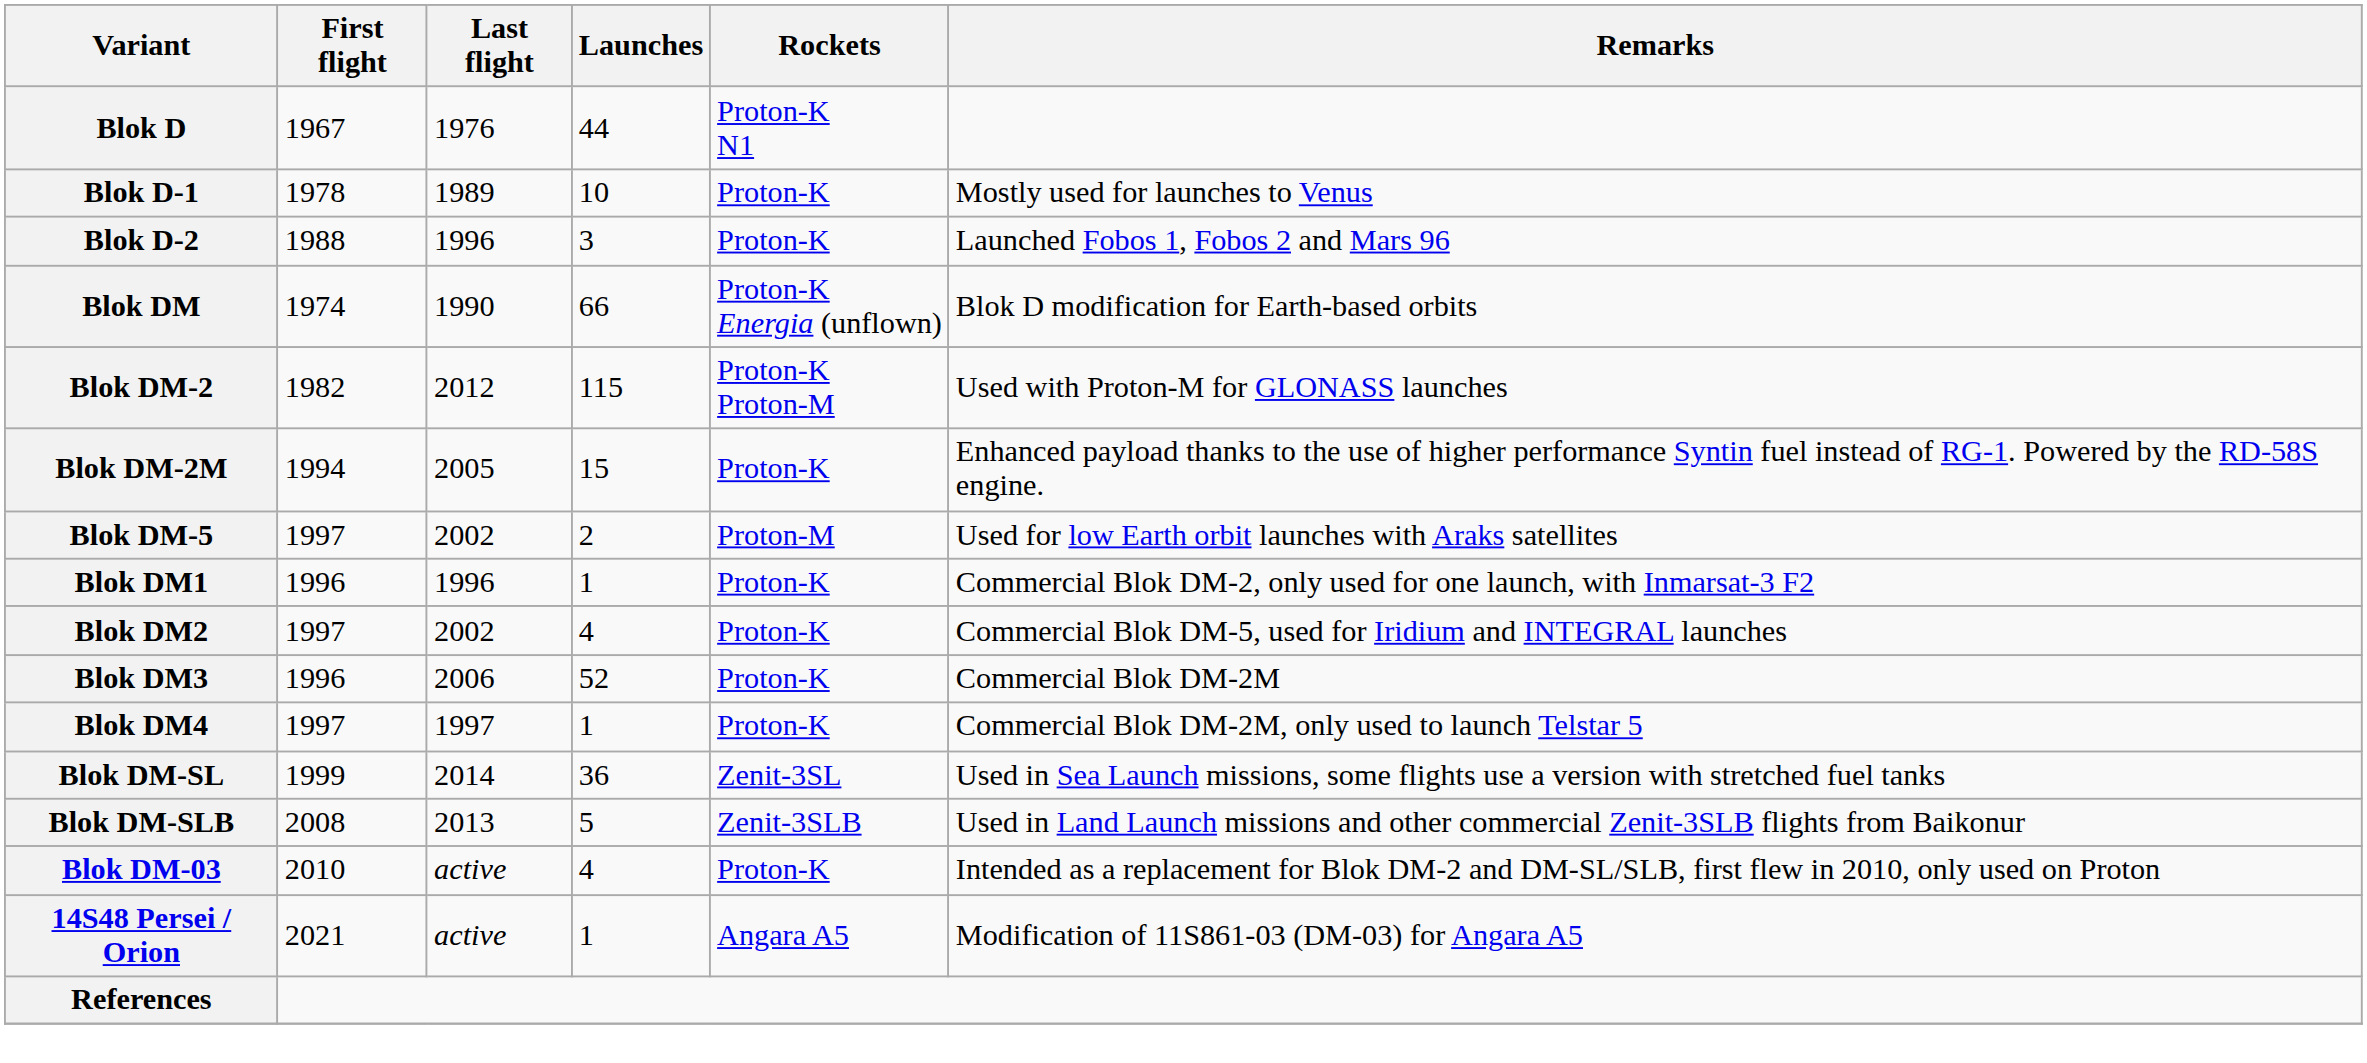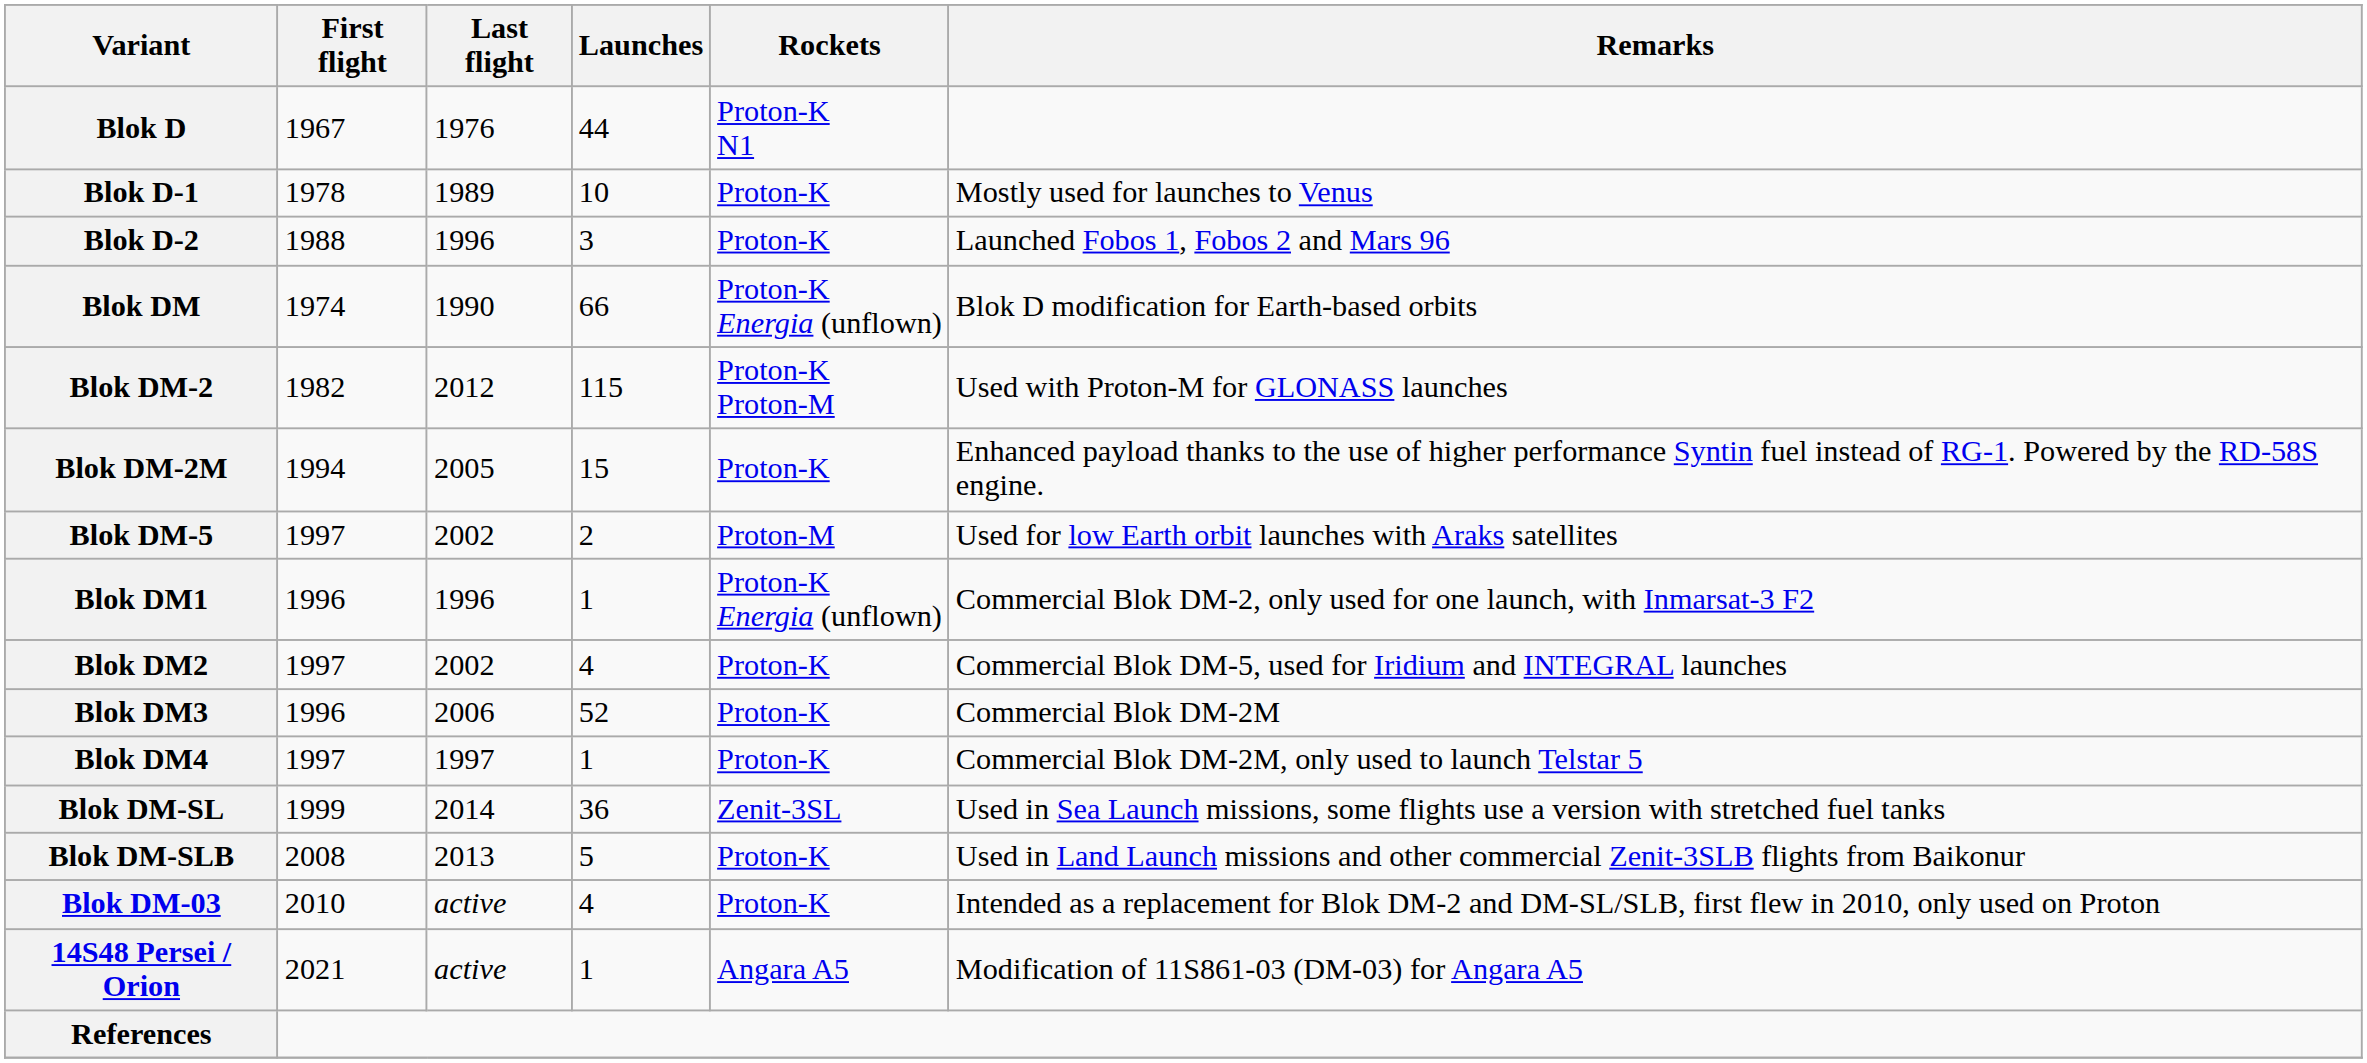(773, 582) Proton-K -> (830, 599) Proton-K Energia (unflown)
(789, 822) Zenit-3SLB -> (773, 856) Proton-K
